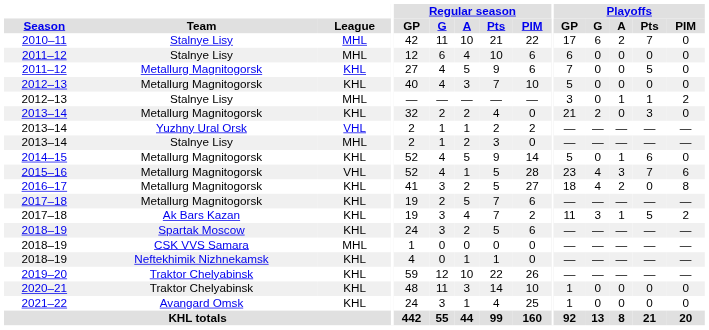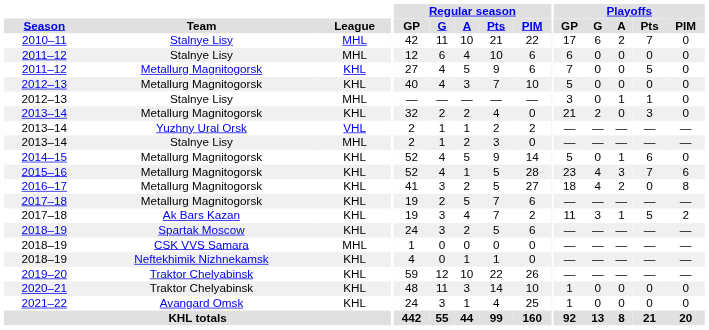(686, 99) 2 -> (686, 99) 0
(355, 172) VHL -> (355, 172) KHL
